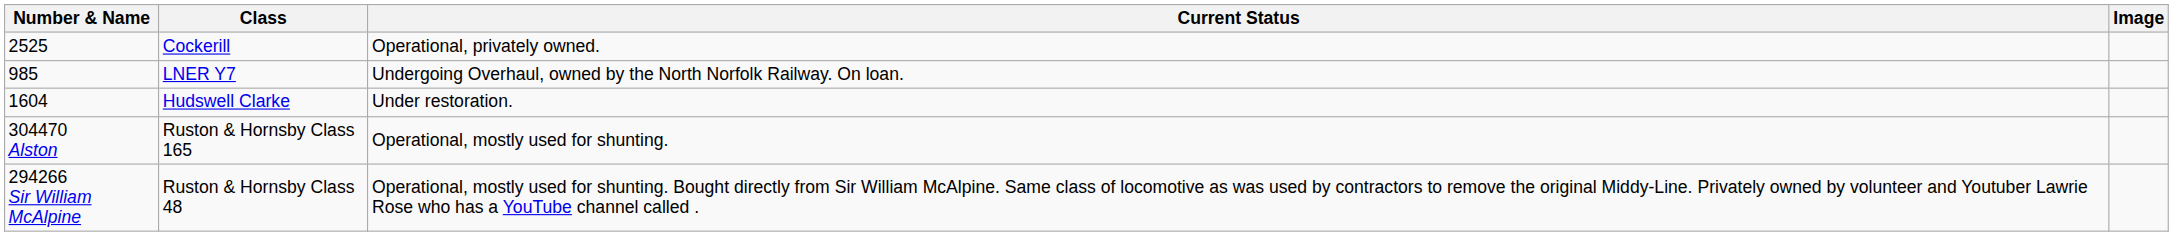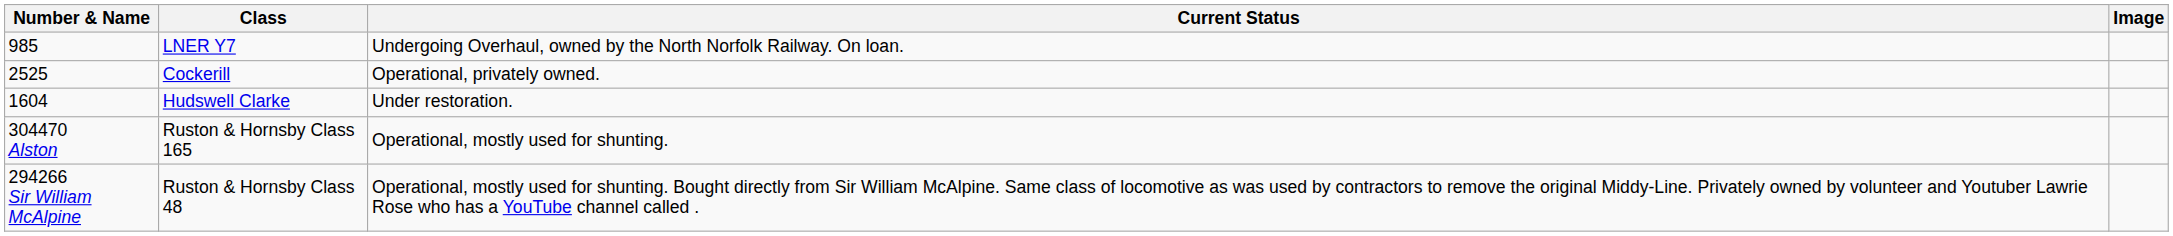rows swapped: (197, 46) <-> (199, 74)
